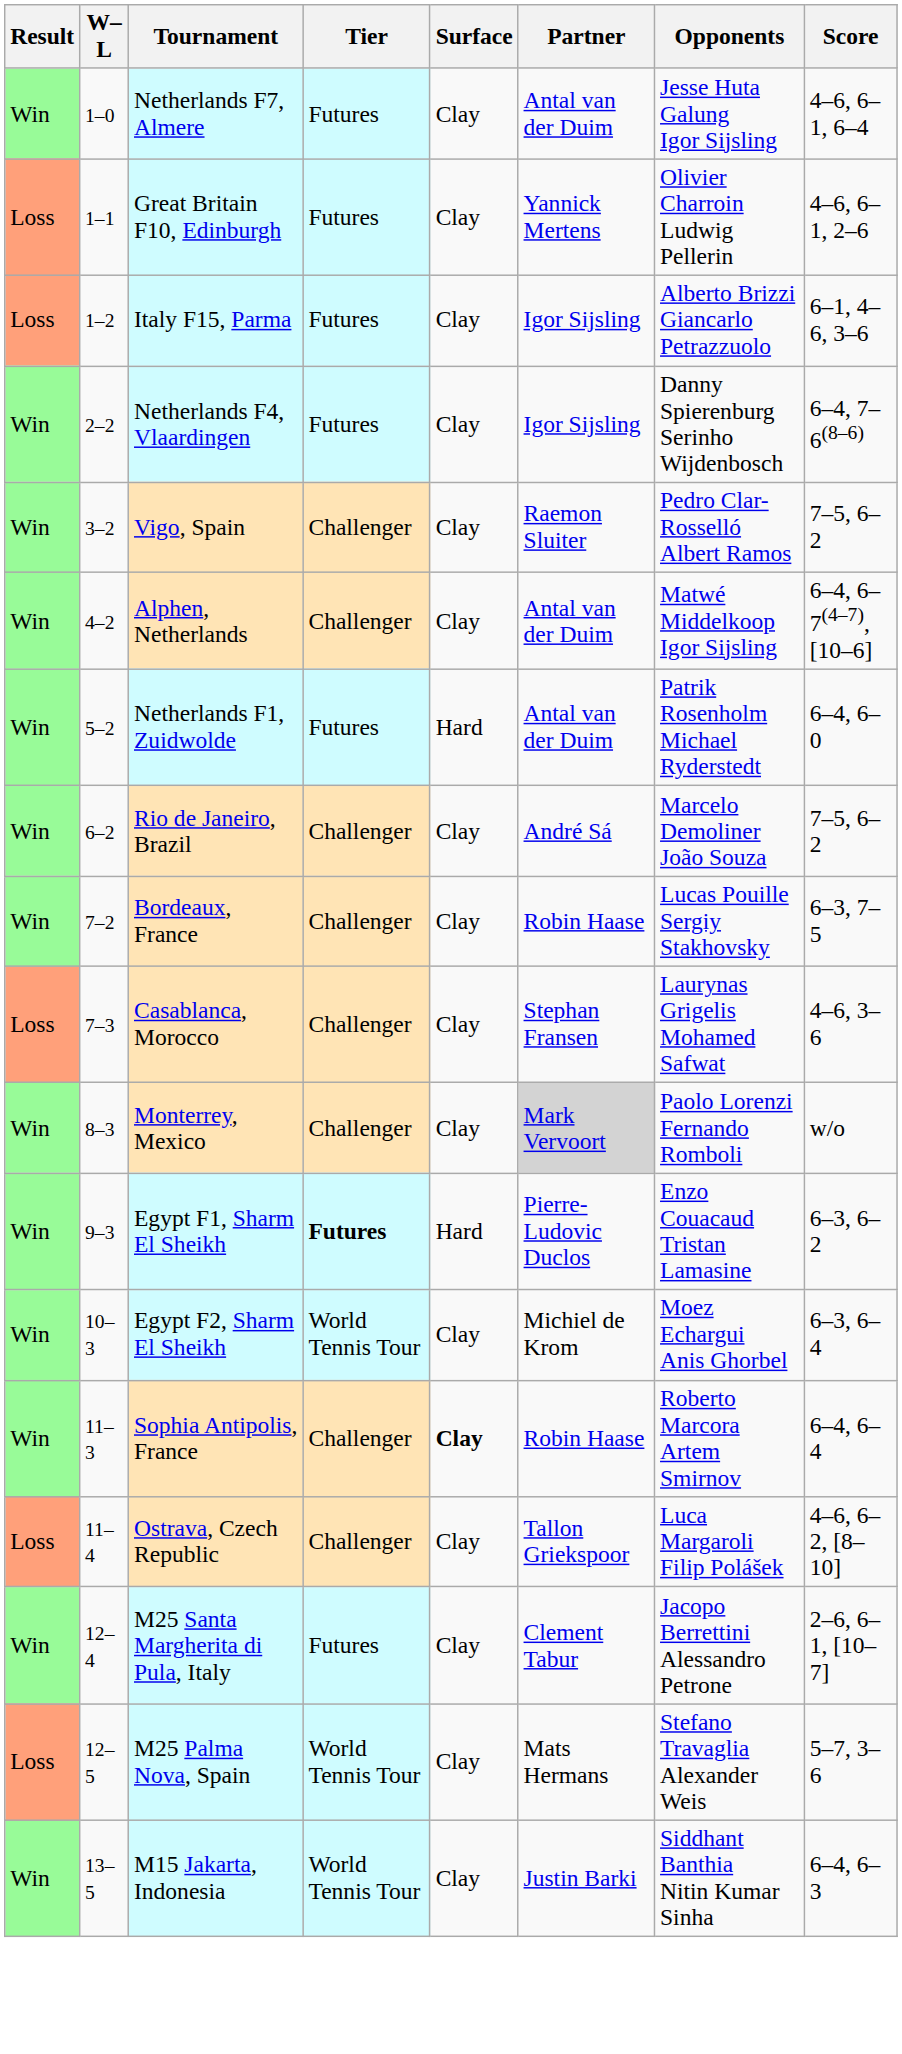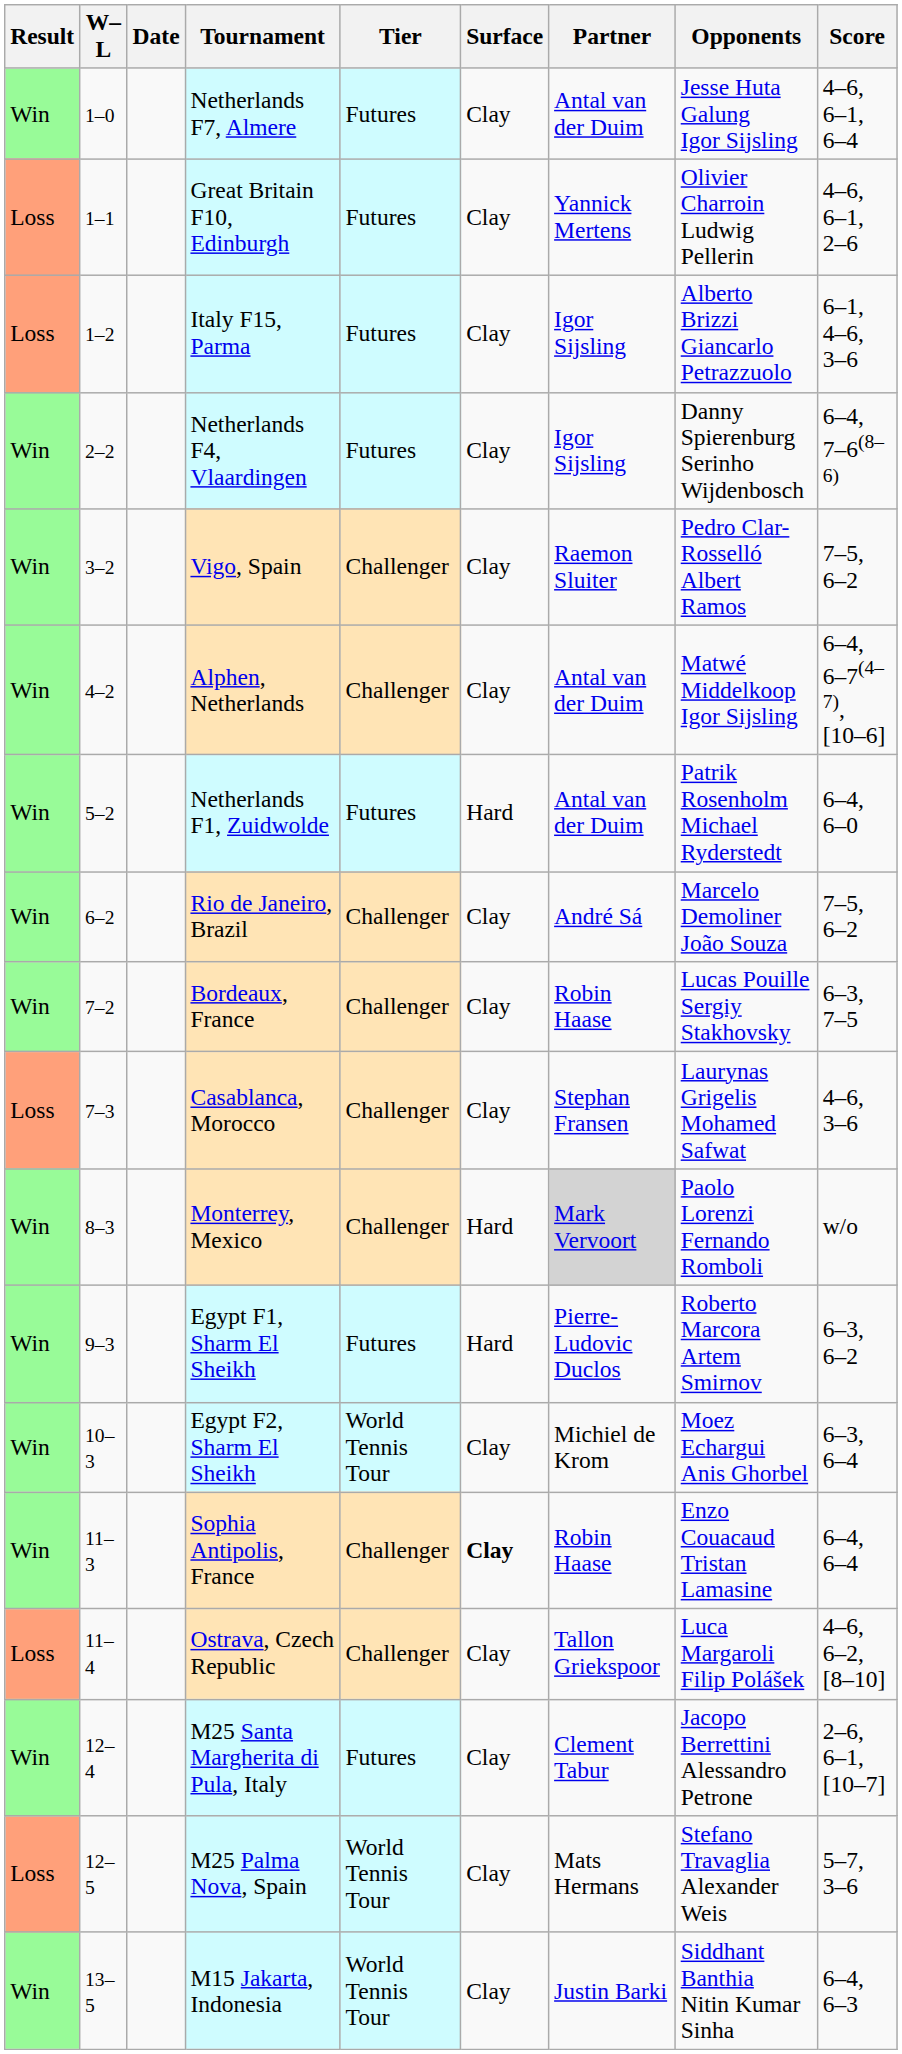+ column: (156, 36)
(458, 1127) Clay -> (490, 1226) Hard
(347, 1231) bold -> (381, 1343) normal
(707, 1231) Enzo Couacaud Tristan Lamasine -> (721, 1343) Roberto Marcora Artem Smirnov
(701, 1438) Roberto Marcora Artem Smirnov -> (728, 1550) Enzo Couacaud Tristan Lamasine
